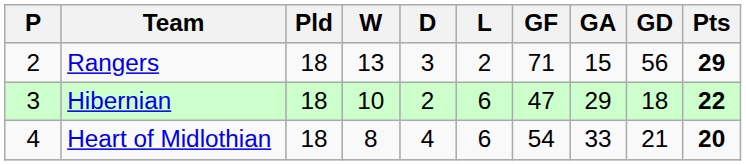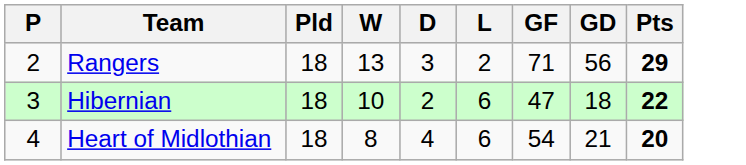- column: (598, 23)
